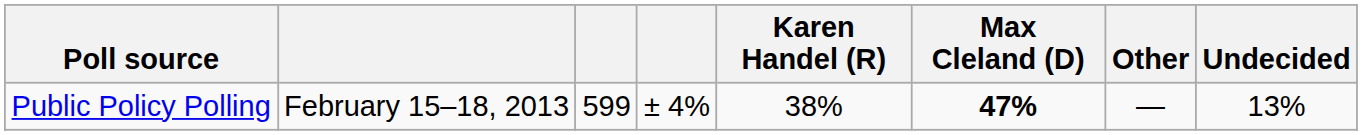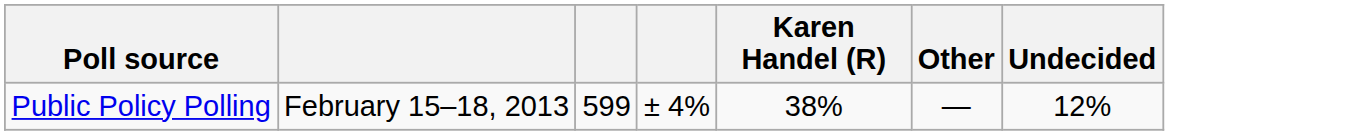- column: (1008, 43)
(1277, 105) 13% -> (1082, 105) 12%
